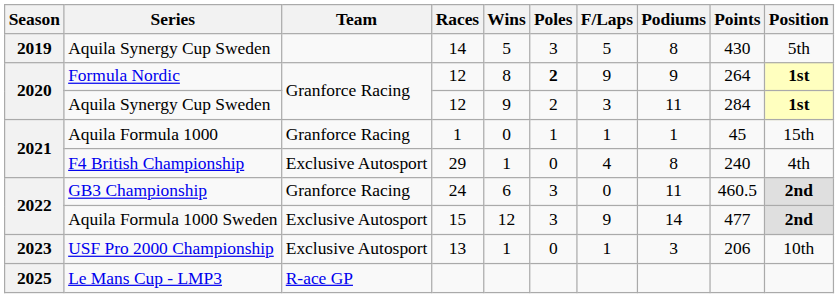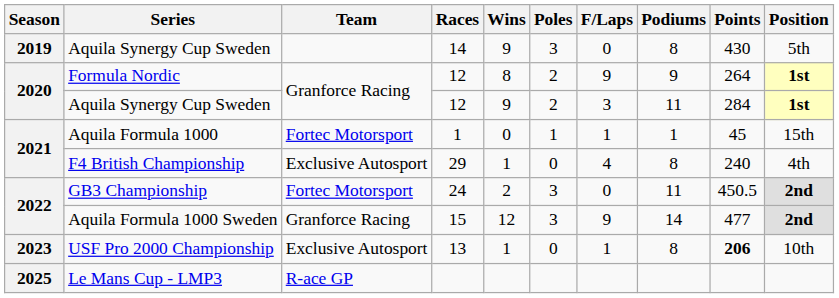(507, 47) 5 -> (507, 47) 9
(607, 47) 5 -> (607, 47) 0
(553, 76) bold -> (553, 76) normal
(348, 134) Granforce Racing -> (349, 134) Fortec Motorsport
(348, 191) Granforce Racing -> (349, 191) Fortec Motorsport
(507, 191) 6 -> (507, 191) 2
(737, 191) 460.5 -> (737, 191) 450.5
(357, 220) Exclusive Autosport -> (348, 220) Granforce Racing
(674, 249) 3 -> (674, 249) 8
(737, 249) normal -> (737, 249) bold
